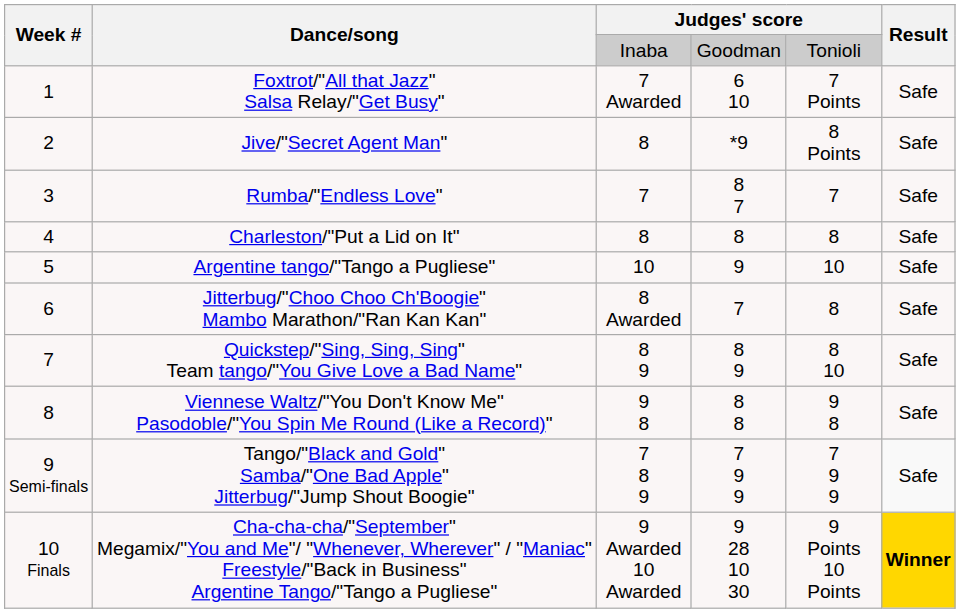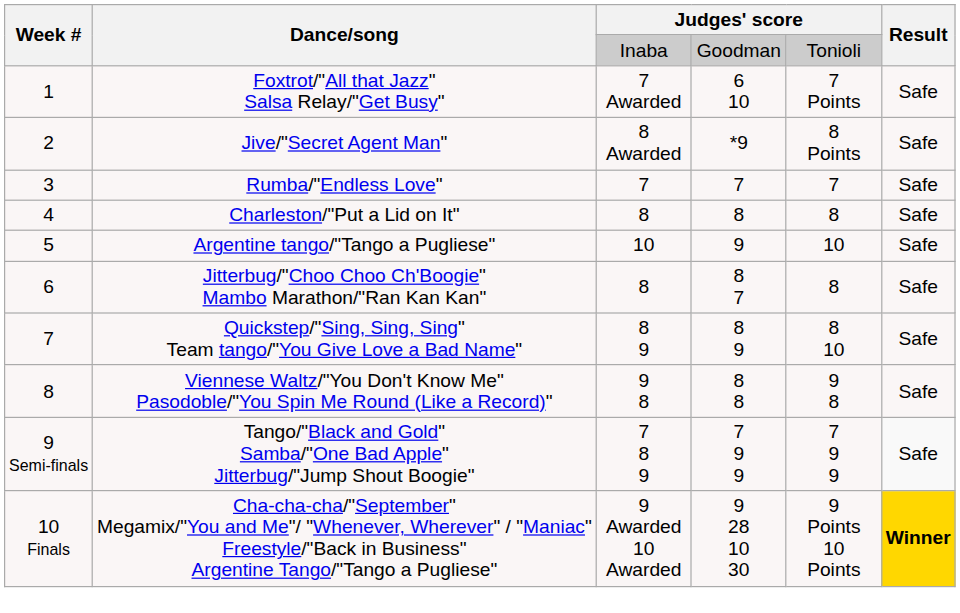(644, 143) 8 -> (644, 143) 8 Awarded
(739, 195) 8 7 -> (739, 184) 7
(644, 308) 8 Awarded -> (644, 286) 8
(739, 308) 7 -> (739, 286) 8 7
